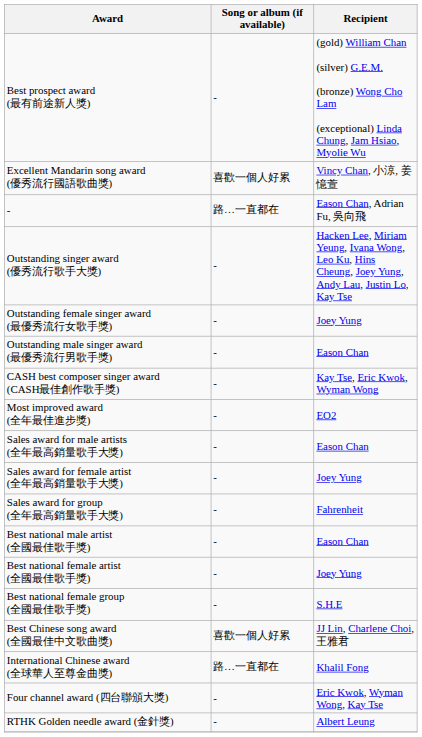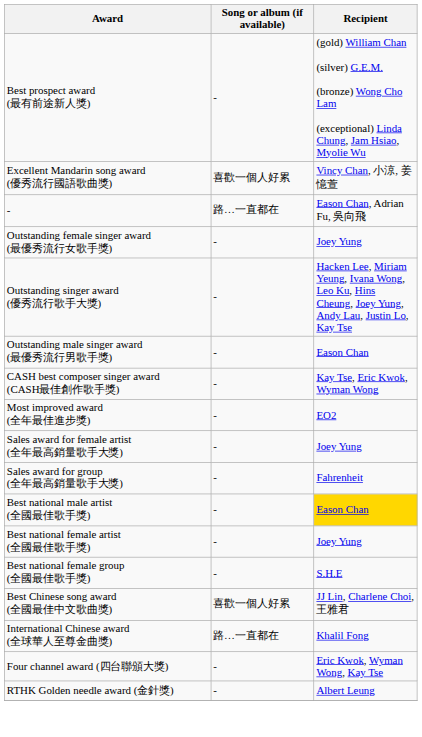rows swapped: (63, 265) <-> (79, 320)
- row: (67, 446)
(343, 541) no background -> (343, 509) gold background
